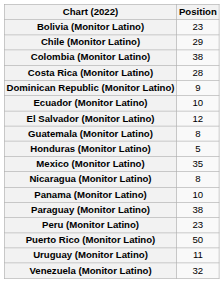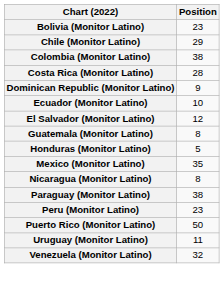- row: (91, 194)
